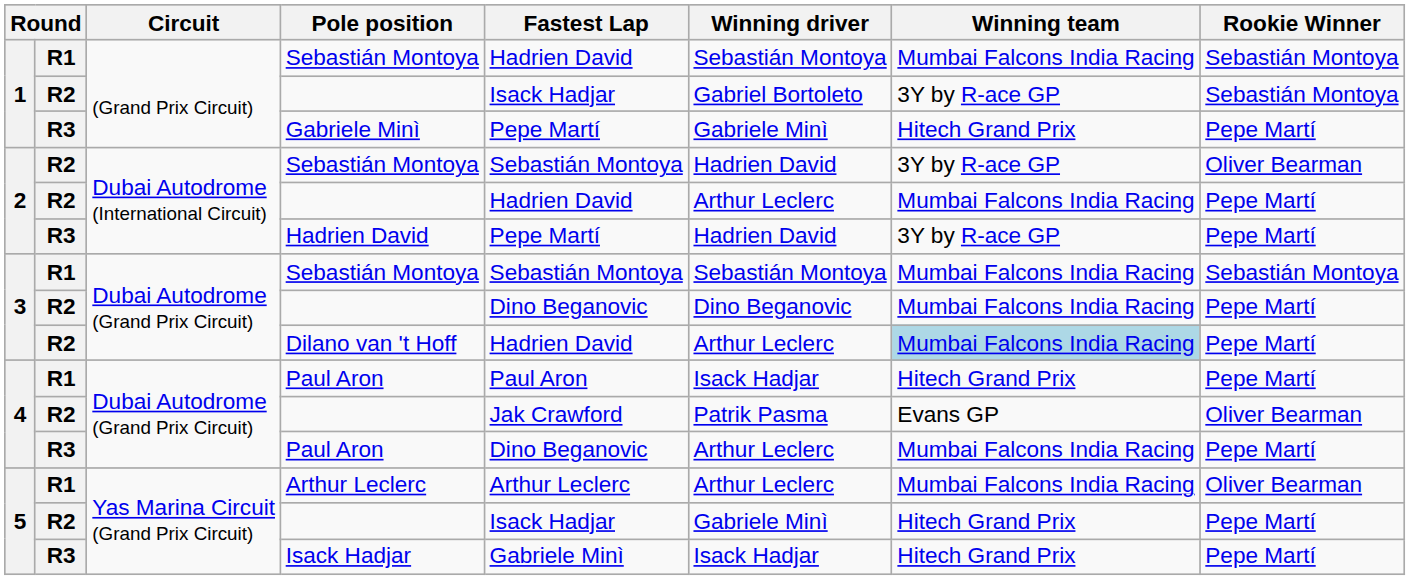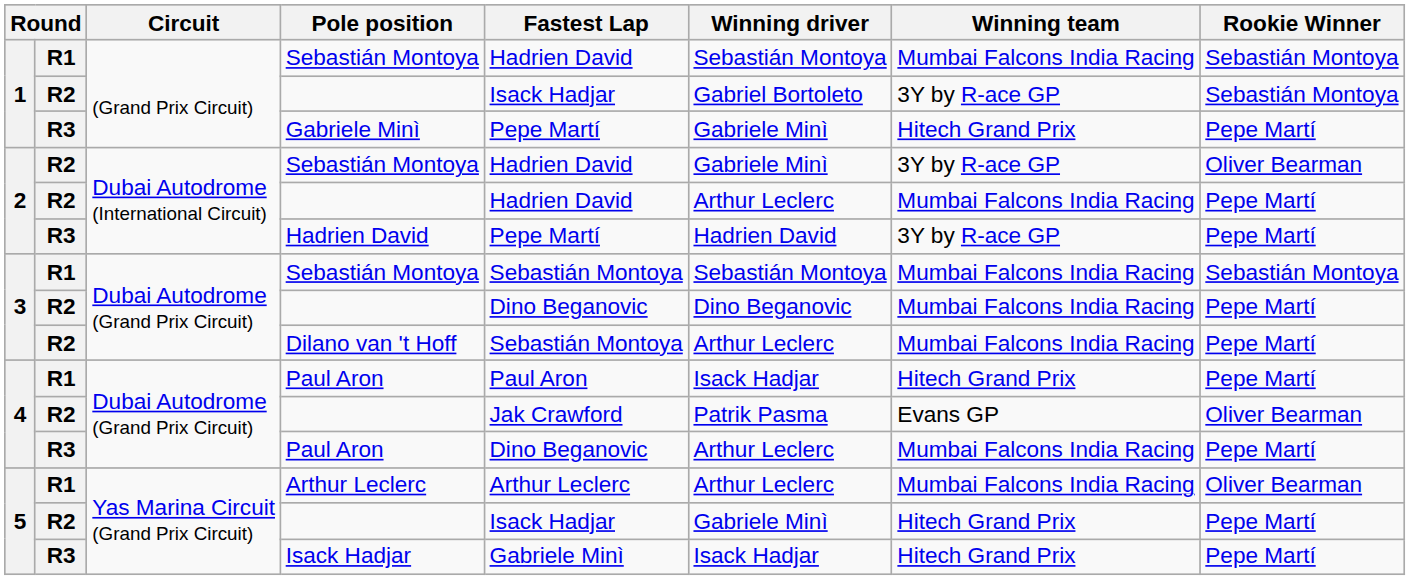(586, 165) Sebastián Montoya -> (561, 165) Hadrien David
(765, 165) Hadrien David -> (761, 165) Gabriele Minì
(561, 342) Hadrien David -> (586, 342) Sebastián Montoya
(1046, 342) lightblue background -> (1046, 342) no background
